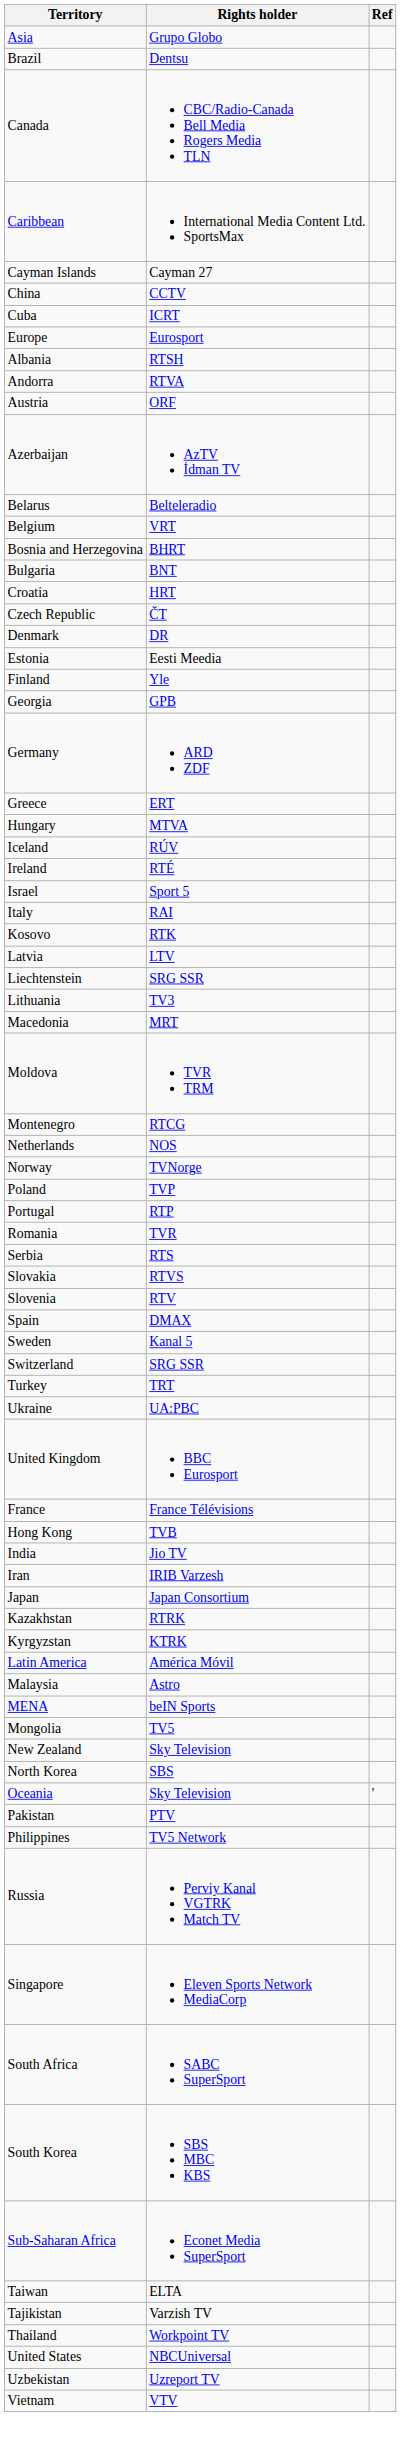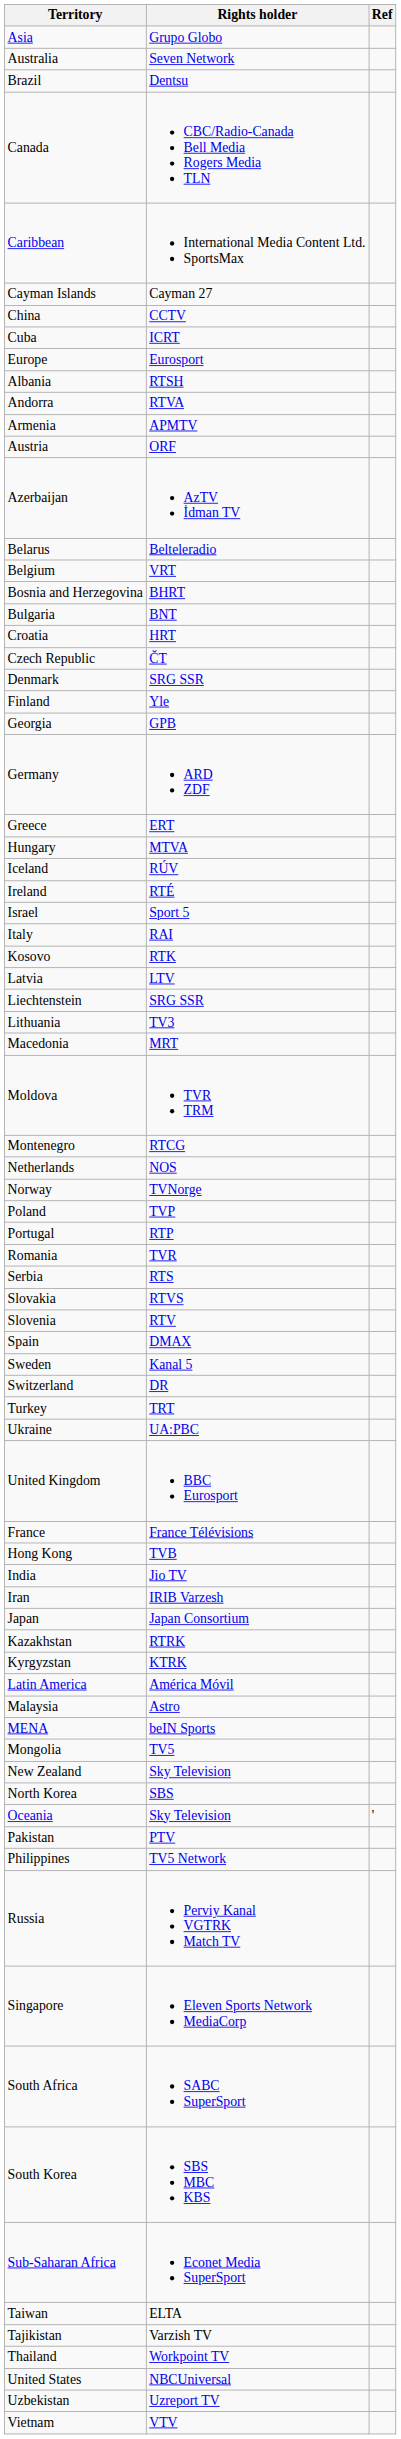+ row: (33, 59)
+ row: (32, 425)
(159, 636) DR -> (177, 680) SRG SSR
- row: (28, 658)
(177, 1364) SRG SSR -> (159, 1386) DR
